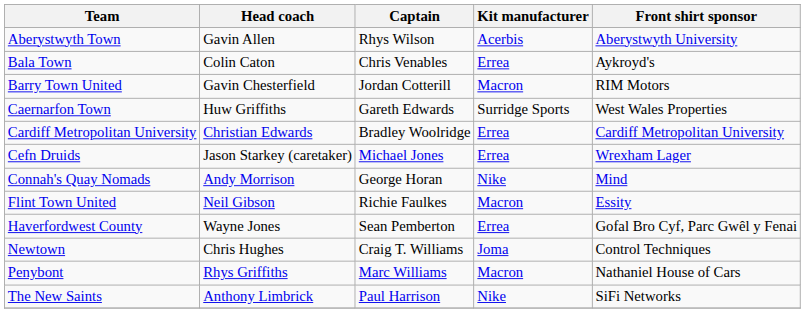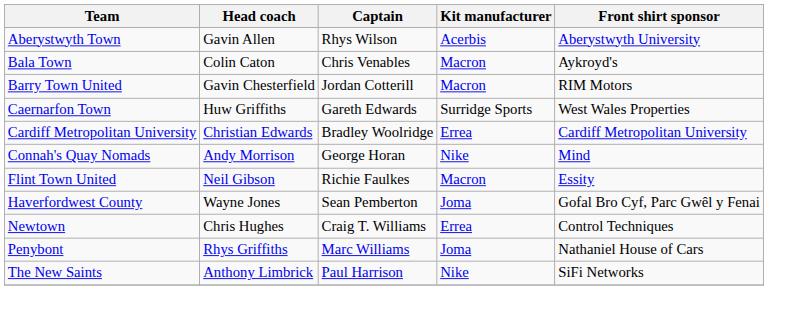(493, 62) Errea -> (463, 62) Macron
- row: (44, 156)
(493, 226) Errea -> (456, 202) Joma
(493, 249) Joma -> (456, 226) Errea
(500, 272) Macron -> (456, 249) Joma
